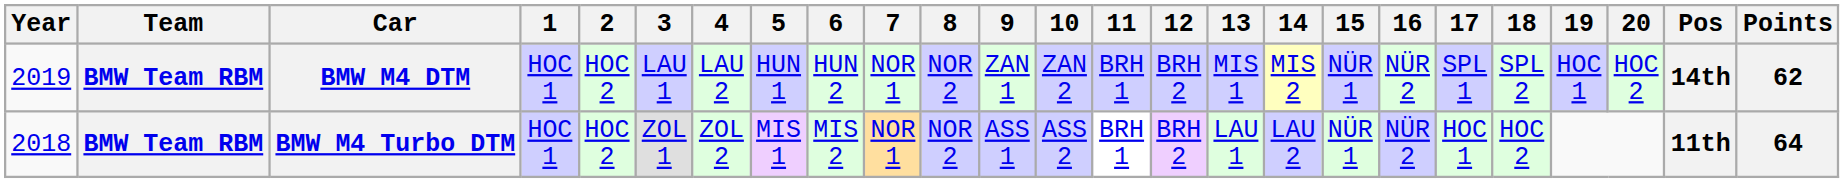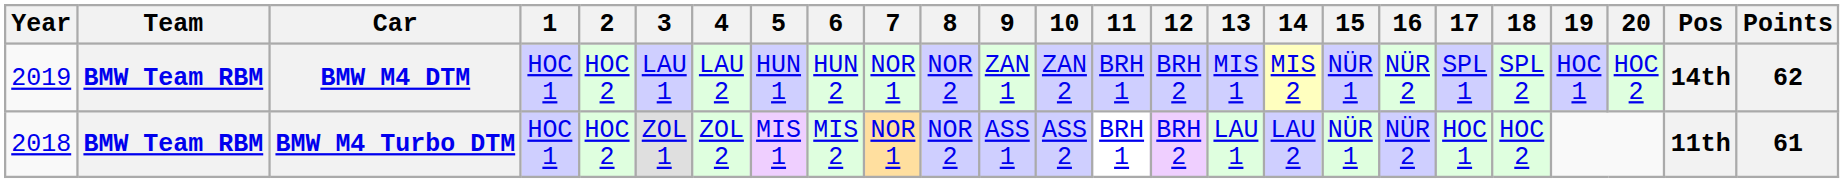(1788, 144) 64 -> (1788, 144) 61
